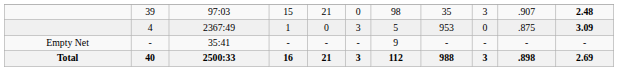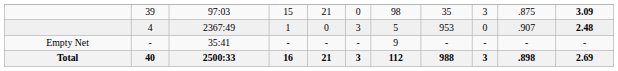(527, 12) .907 -> (527, 12) .875
(585, 12) 2.48 -> (585, 12) 3.09
(527, 27) .875 -> (527, 27) .907
(585, 27) 3.09 -> (585, 27) 2.48
